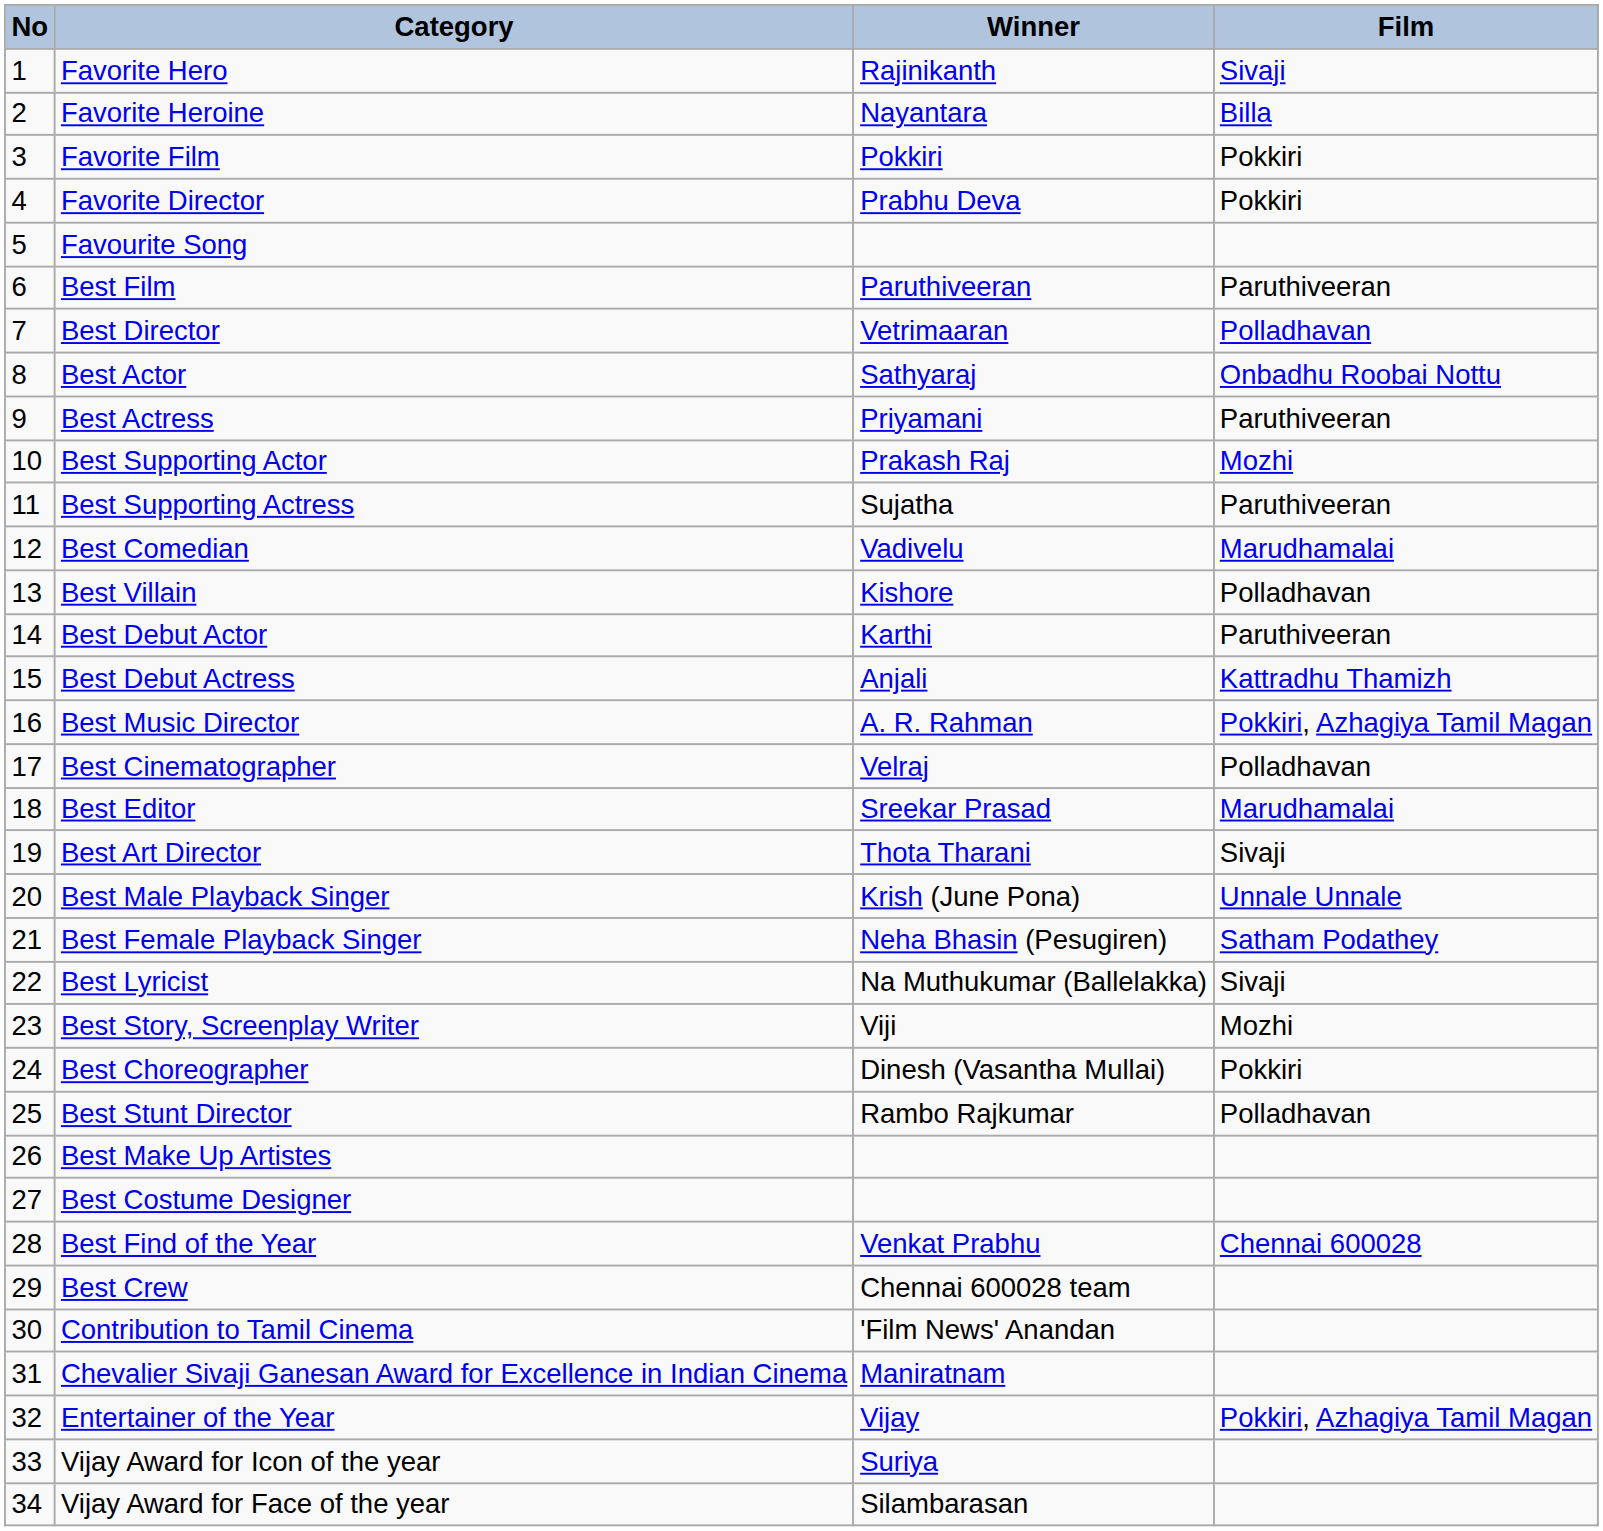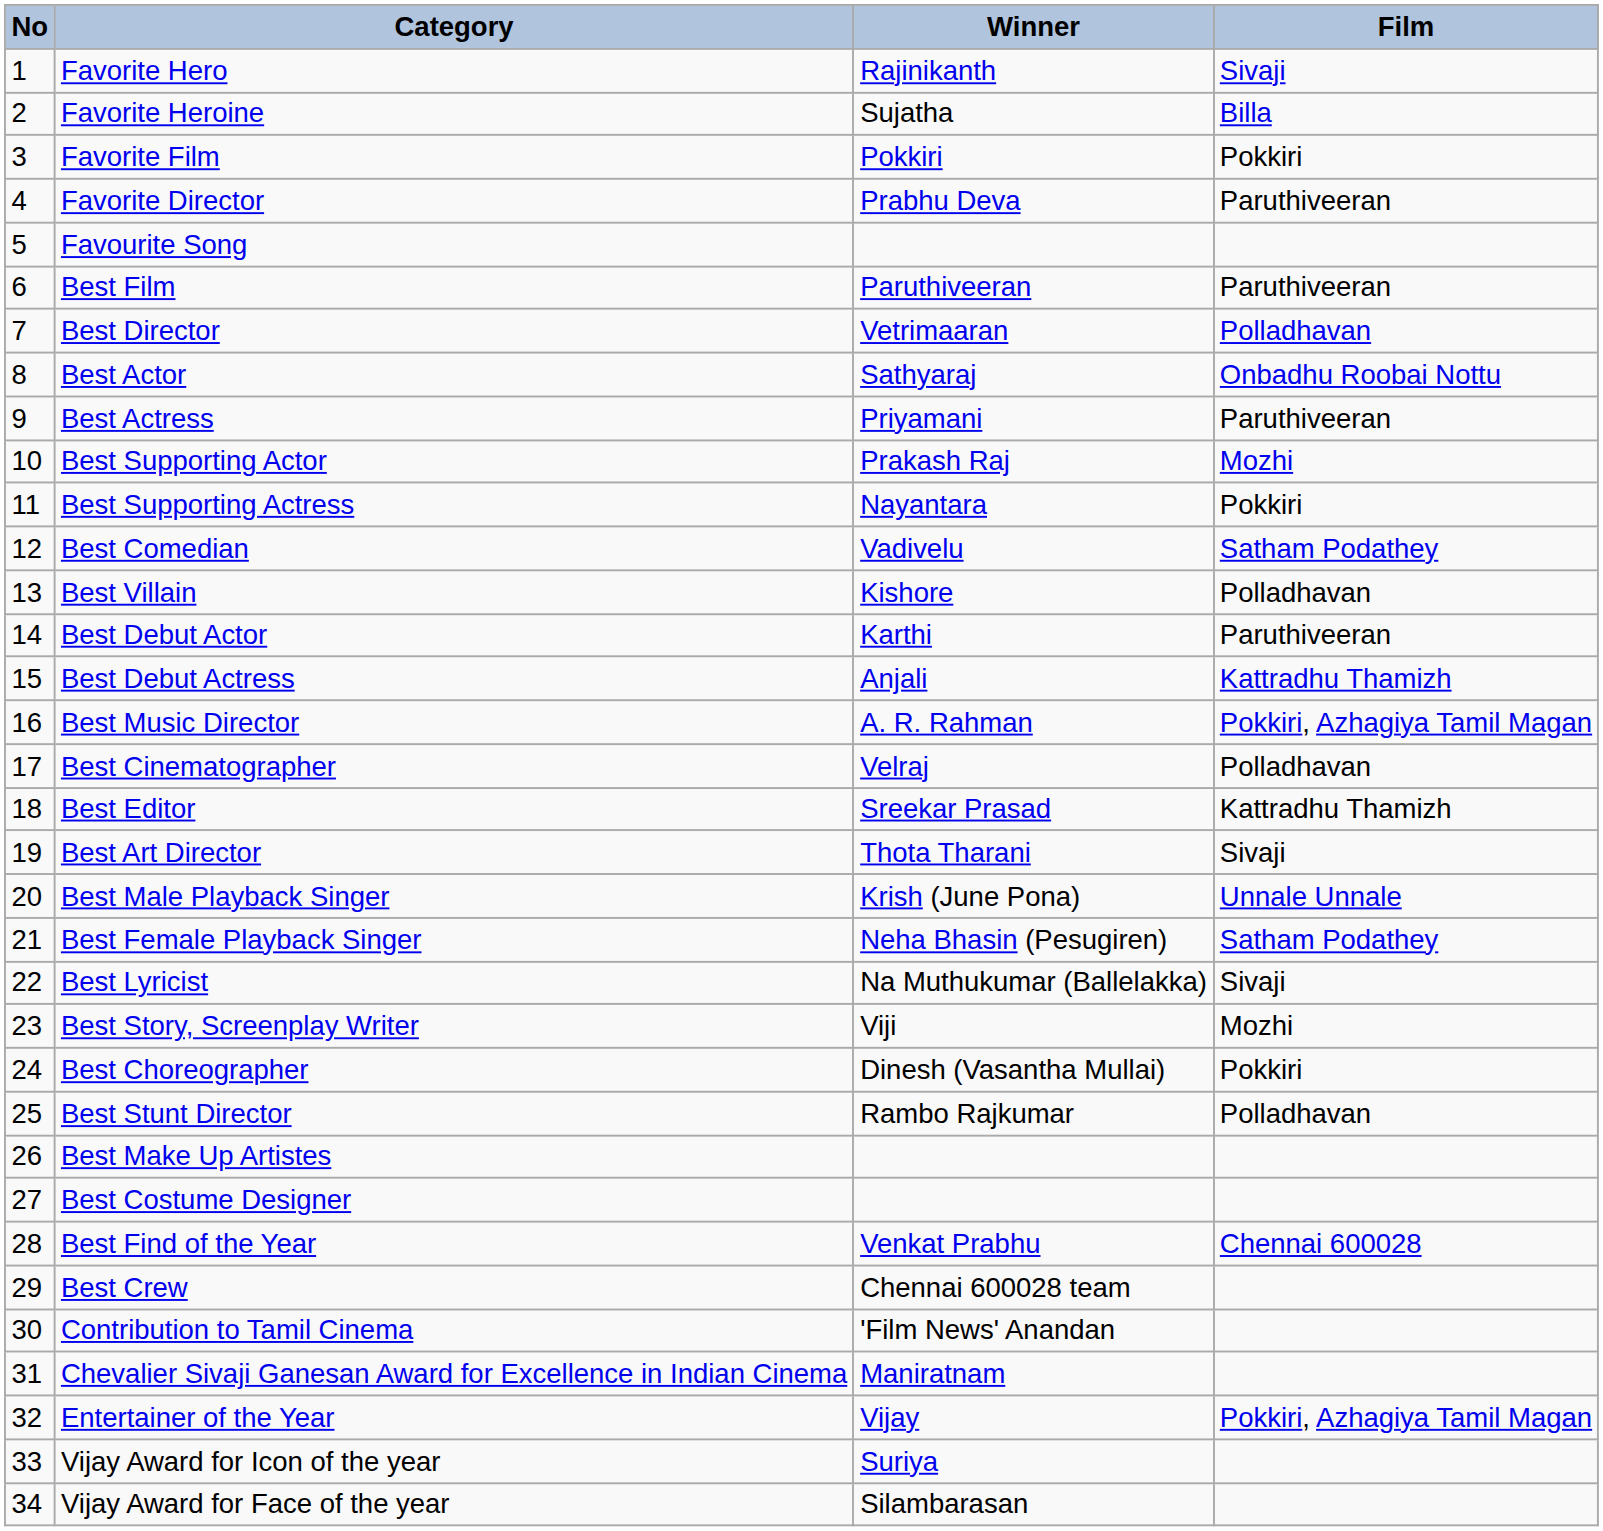(924, 114) Nayantara -> (907, 114) Sujatha
(1261, 201) Pokkiri -> (1305, 201) Paruthiveeran
(907, 505) Sujatha -> (924, 505) Nayantara
(1305, 505) Paruthiveeran -> (1261, 505) Pokkiri
(1307, 549) Marudhamalai -> (1329, 549) Satham Podathey
(1307, 809) Marudhamalai -> (1336, 809) Kattradhu Thamizh
